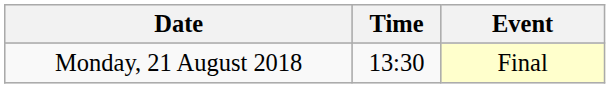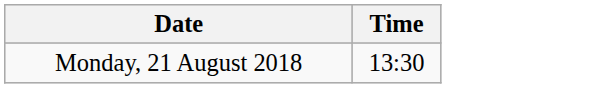- column: (523, 23)
